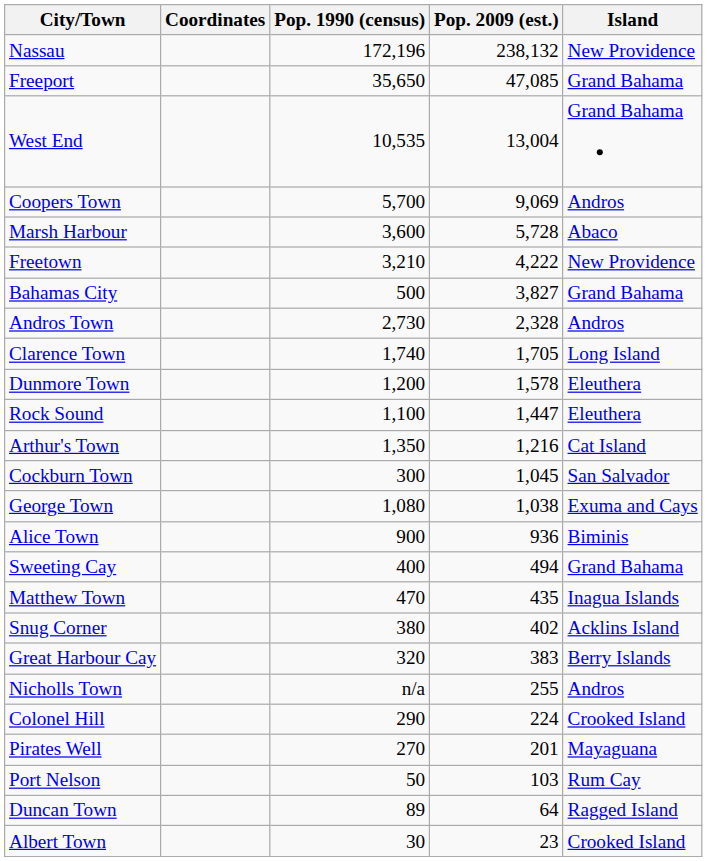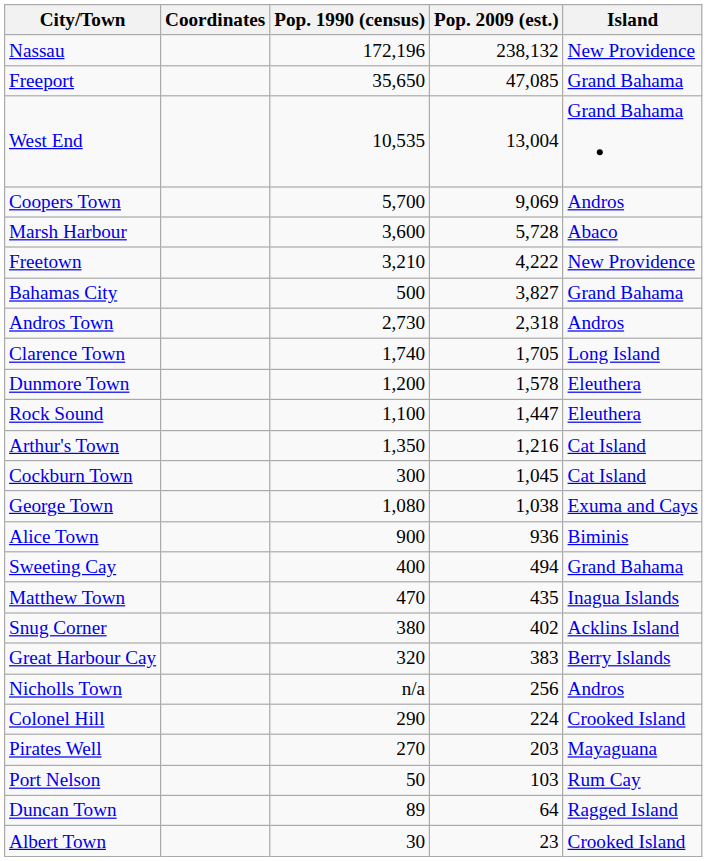(537, 323) 2,328 -> (537, 323) 2,318
(618, 475) San Salvador -> (607, 475) Cat Island
(544, 688) 255 -> (544, 688) 256
(544, 749) 201 -> (544, 749) 203
